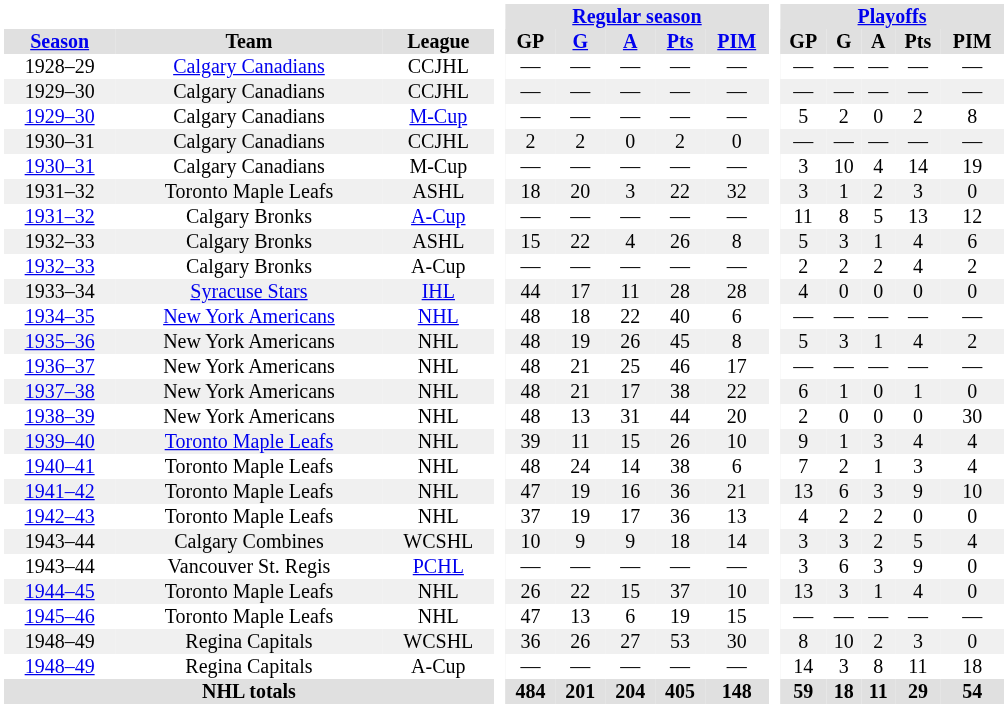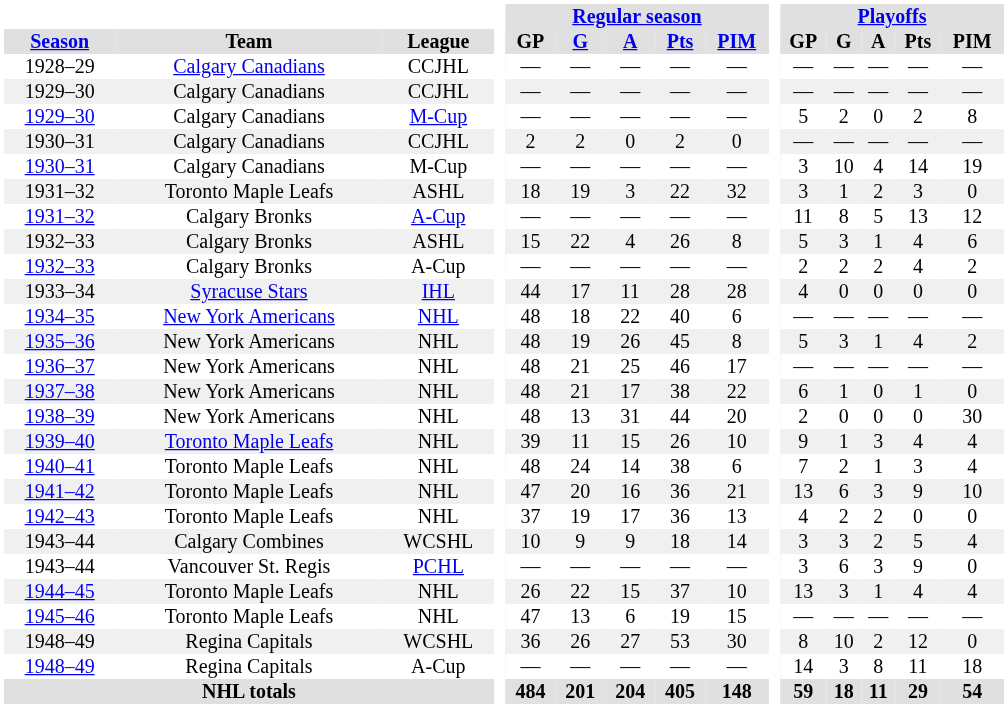(580, 191) 20 -> (580, 191) 19
(580, 491) 19 -> (580, 491) 20
(972, 591) 0 -> (972, 591) 4
(918, 641) 3 -> (918, 641) 12
